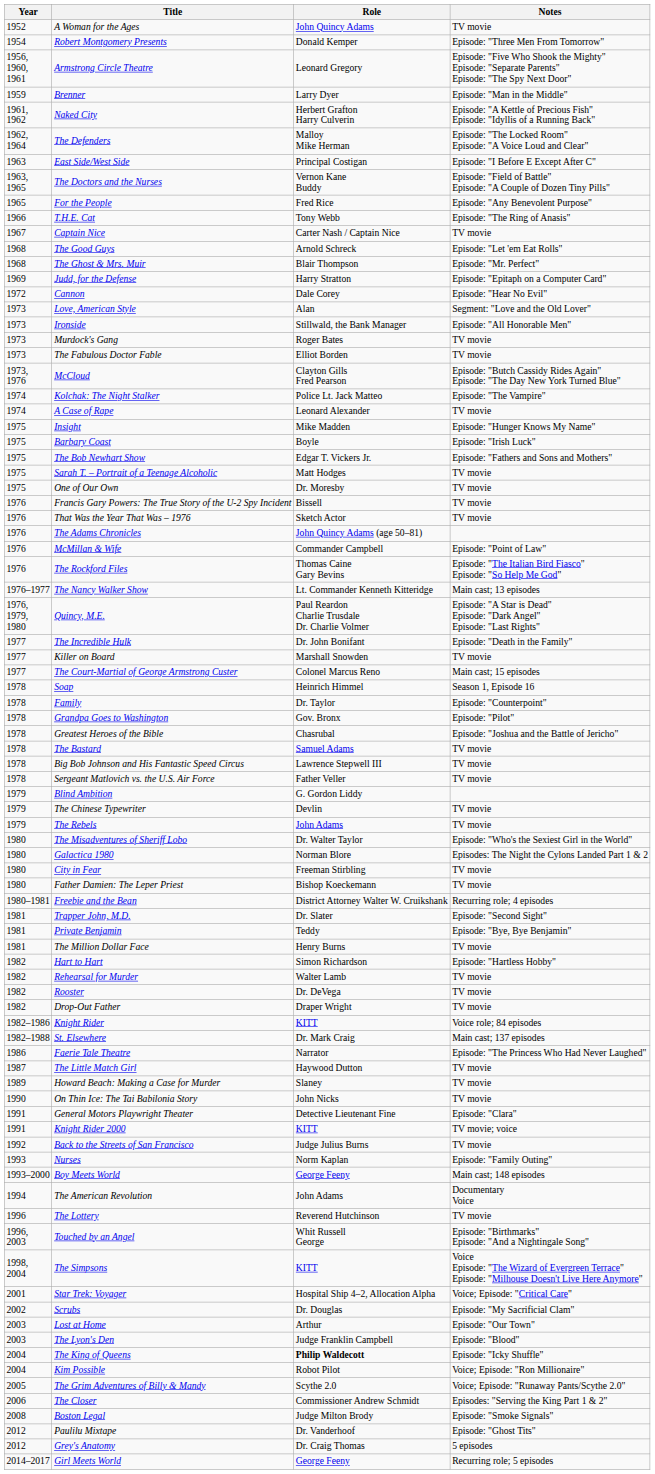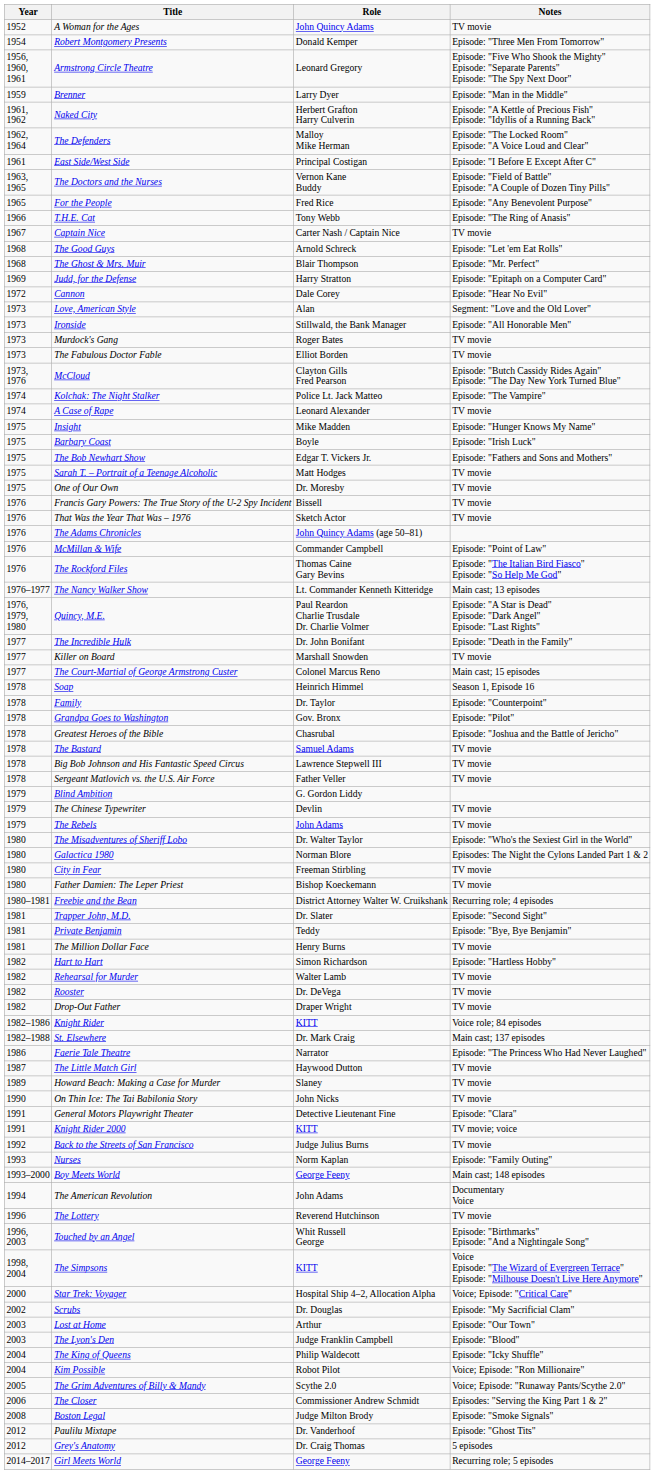(16, 161) 1963 -> (16, 161) 1961
(16, 1294) 2001 -> (16, 1294) 2000
(330, 1355) bold -> (328, 1355) normal
